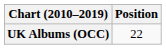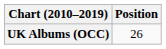(136, 34) 22 -> (136, 34) 26
